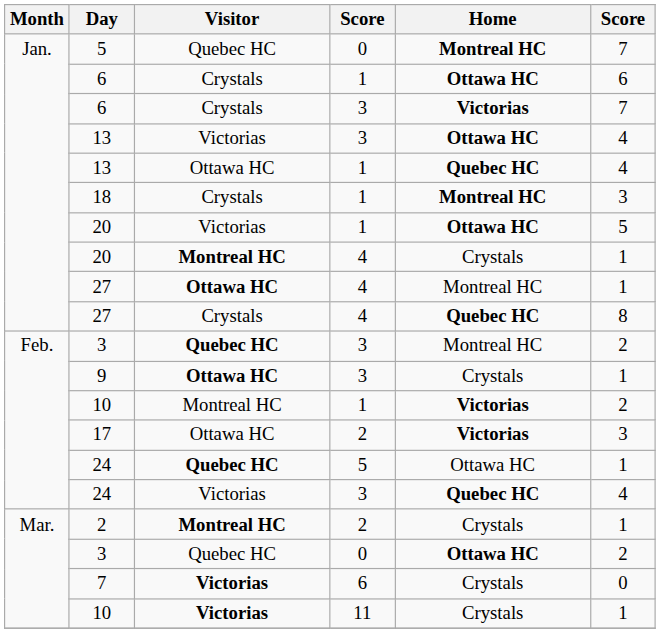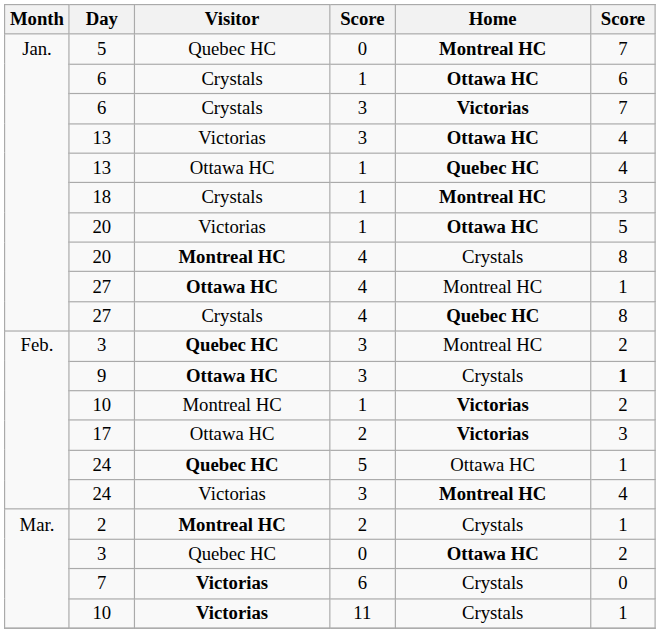(623, 256) 1 -> (623, 256) 8
(623, 375) normal -> (623, 375) bold
(493, 494) Quebec HC -> (493, 494) Montreal HC
